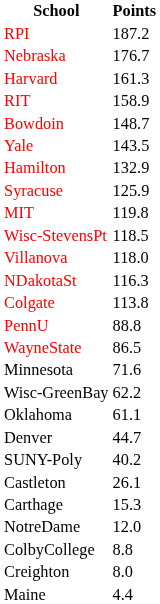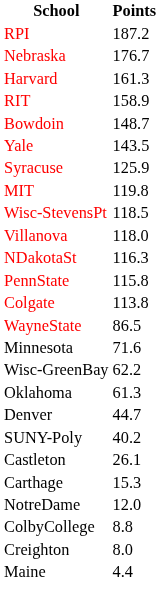- row: (35, 168)
+ row: (37, 280)
- row: (26, 325)
(127, 415) 61.1 -> (127, 392) 61.3
